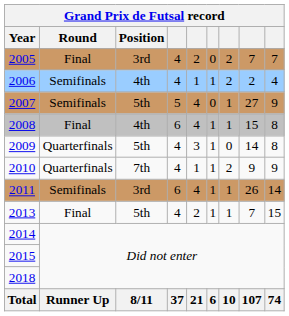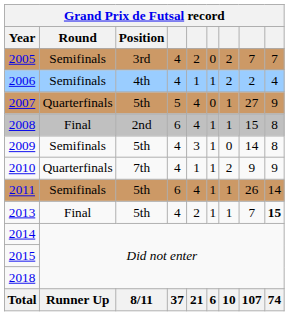(78, 59) Final -> (78, 59) Semifinals
(78, 103) Semifinals -> (78, 103) Quarterfinals
(142, 125) 4th -> (142, 125) 2nd
(78, 146) Quarterfinals -> (78, 146) Semifinals
(142, 190) 3rd -> (142, 190) 5th
(274, 212) normal -> (274, 212) bold
